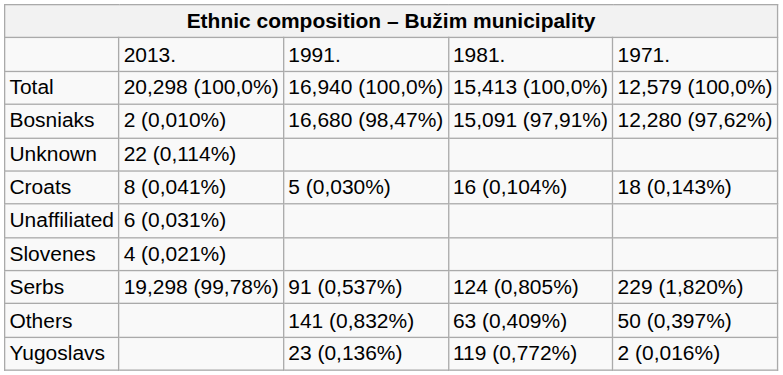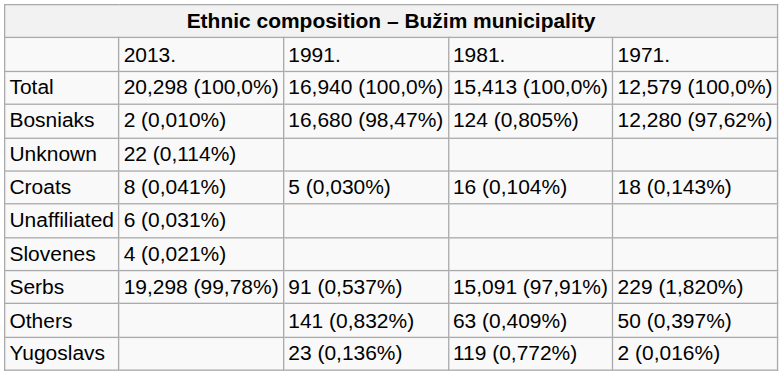(530, 120) 15,091 (97,91%) -> (516, 120) 124 (0,805%)
(516, 287) 124 (0,805%) -> (530, 287) 15,091 (97,91%)
